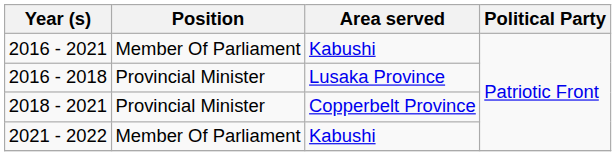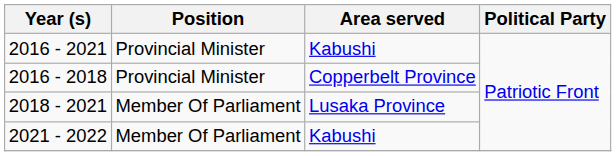(208, 48) Member Of Parliament -> (190, 48) Provincial Minister
(377, 77) Lusaka Province -> (392, 77) Copperbelt Province
(190, 106) Provincial Minister -> (208, 106) Member Of Parliament
(392, 106) Copperbelt Province -> (377, 106) Lusaka Province
